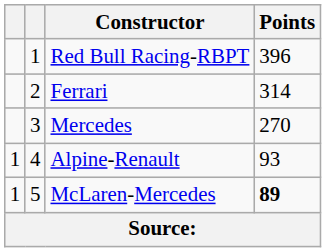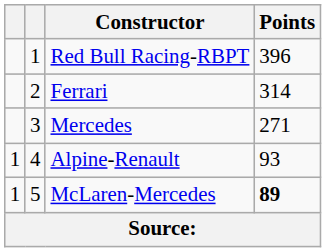(275, 125) 270 -> (275, 125) 271
